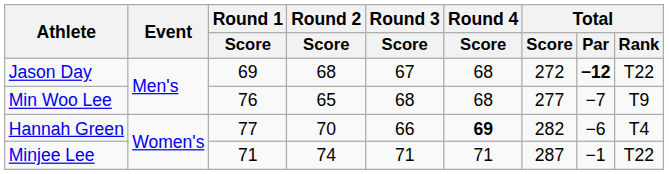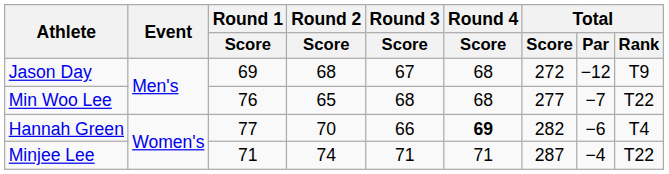(596, 73) bold -> (596, 73) normal
(639, 73) T22 -> (639, 73) T9
(639, 101) T9 -> (639, 101) T22
(596, 156) −1 -> (596, 156) −4
